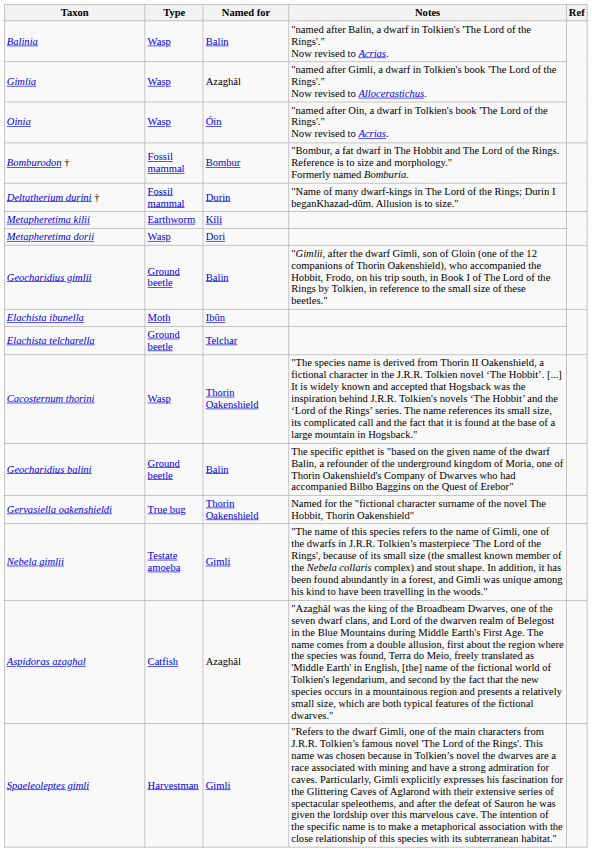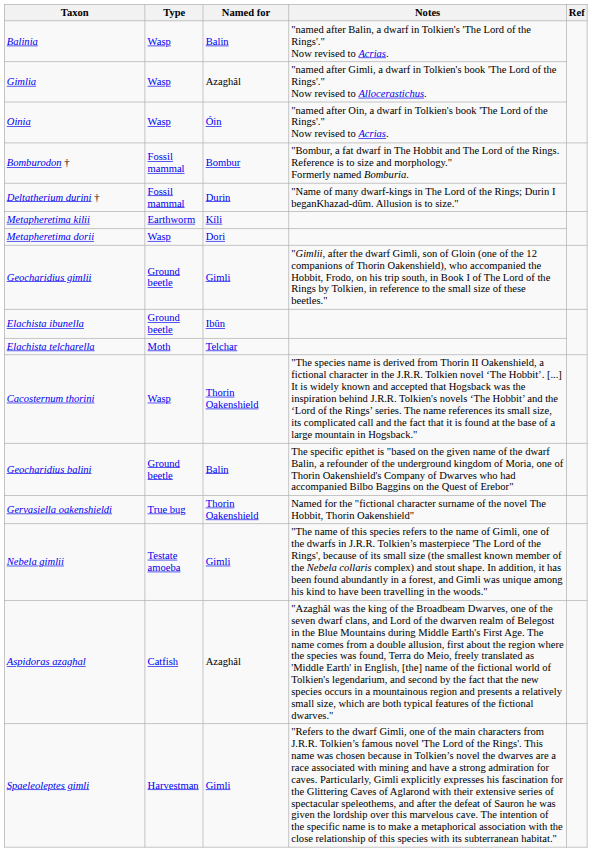(217, 277) Balin -> (218, 277) Gimli
(159, 318) Moth -> (164, 323) Ground beetle
(164, 340) Ground beetle -> (159, 346) Moth
